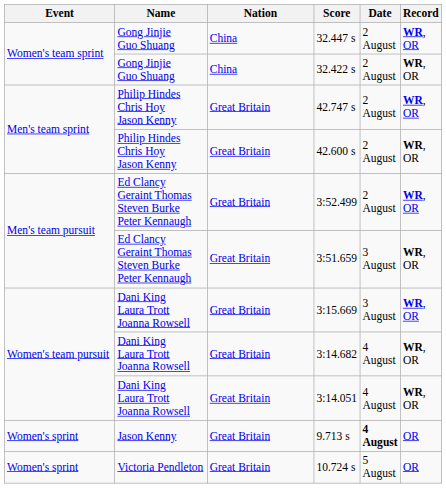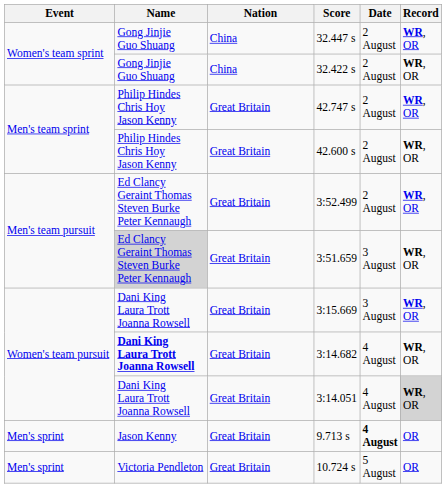(155, 259) no background -> (155, 259) lightgrey background
(154, 354) normal -> (156, 354) bold
(414, 398) no background -> (414, 398) lightgrey background
(43, 436) Women's sprint -> (35, 436) Men's sprint
(43, 467) Women's sprint -> (35, 467) Men's sprint
